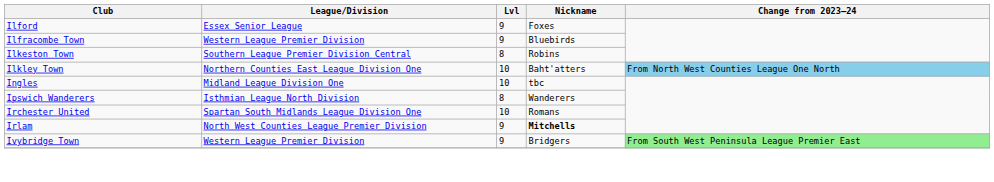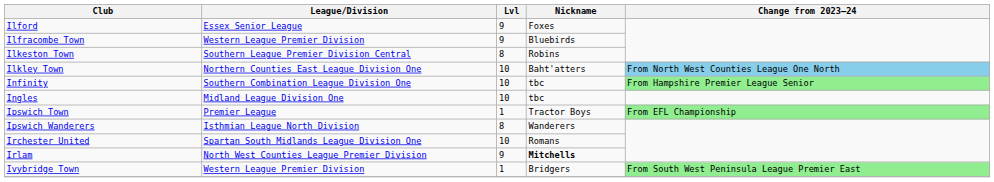+ row: (27, 83)
+ row: (38, 112)
(502, 141) 9 -> (502, 170) 1
